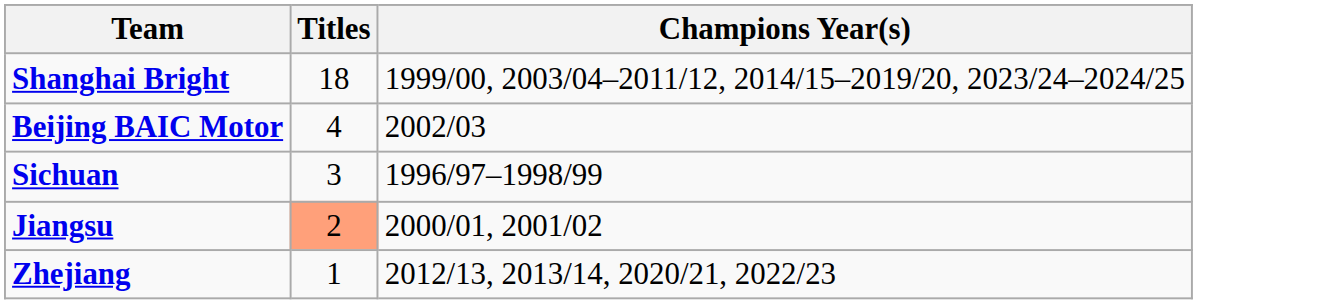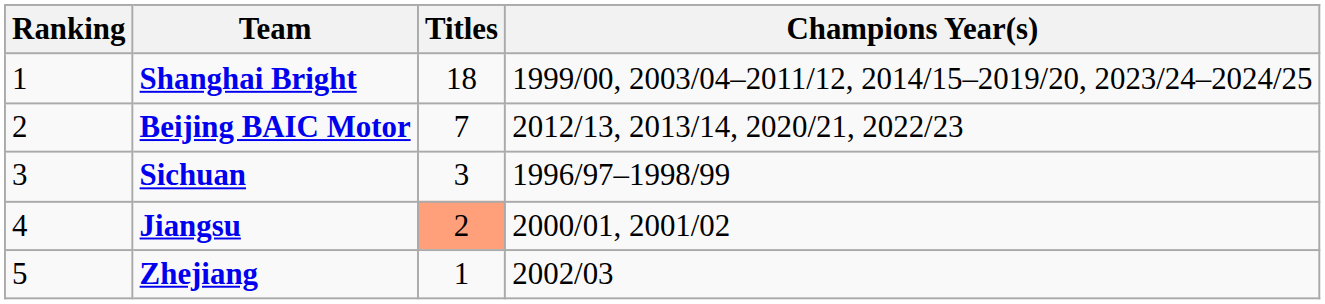+ column: (69, 28)
(334, 126) 4 -> (462, 126) 7
(435, 126) 2002/03 -> (738, 126) 2012/13, 2013/14, 2020/21, 2022/23
(610, 273) 2012/13, 2013/14, 2020/21, 2022/23 -> (563, 273) 2002/03
